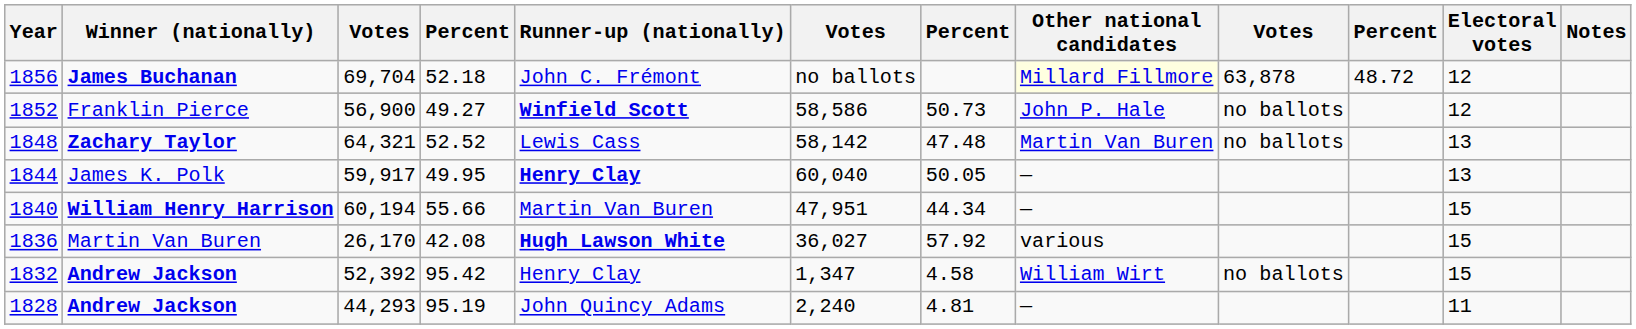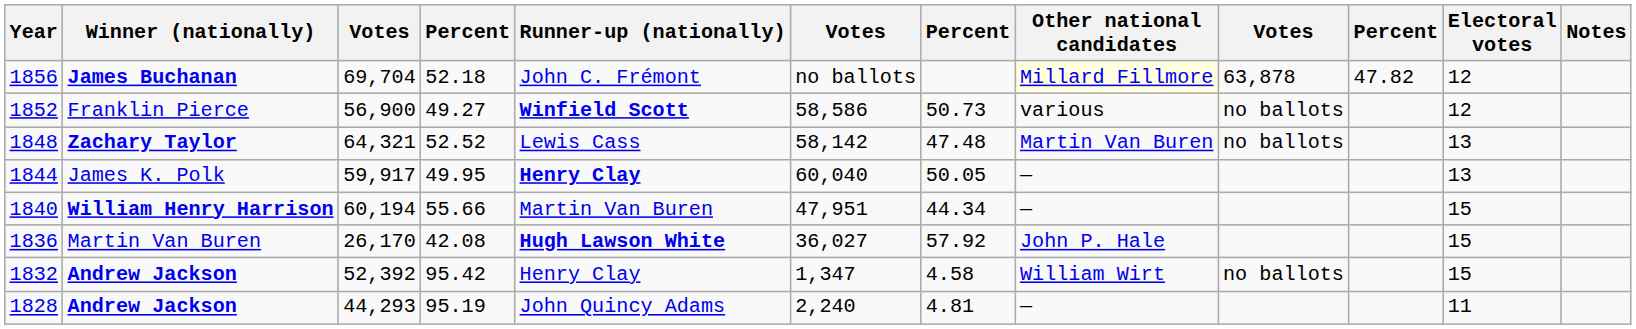(1384, 77) 48.72 -> (1384, 77) 47.82
(1093, 110) John P. Hale -> (1062, 110) various
(1062, 241) various -> (1093, 241) John P. Hale
